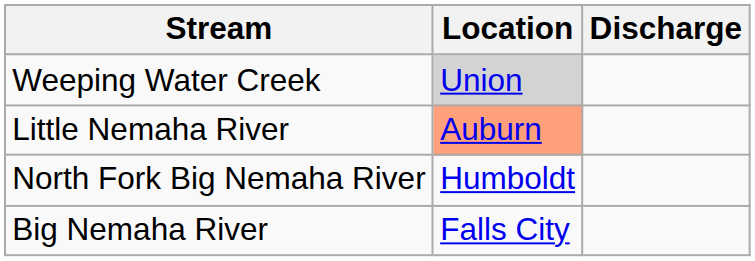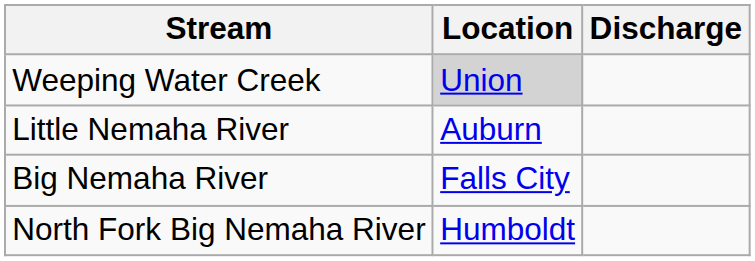(491, 129) lightsalmon background -> (491, 129) no background
rows swapped: (219, 179) <-> (140, 229)
